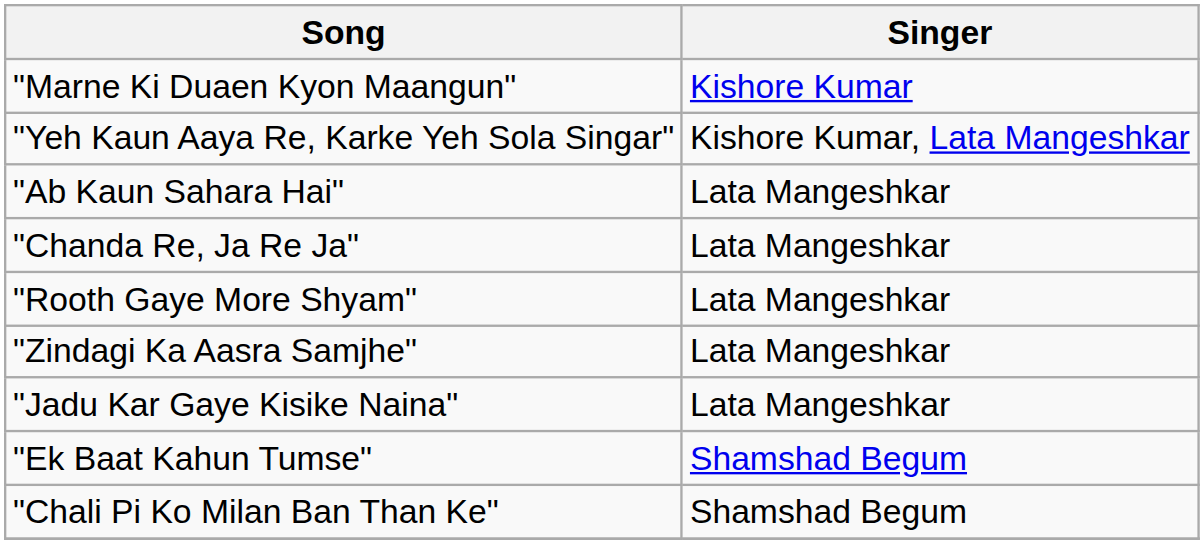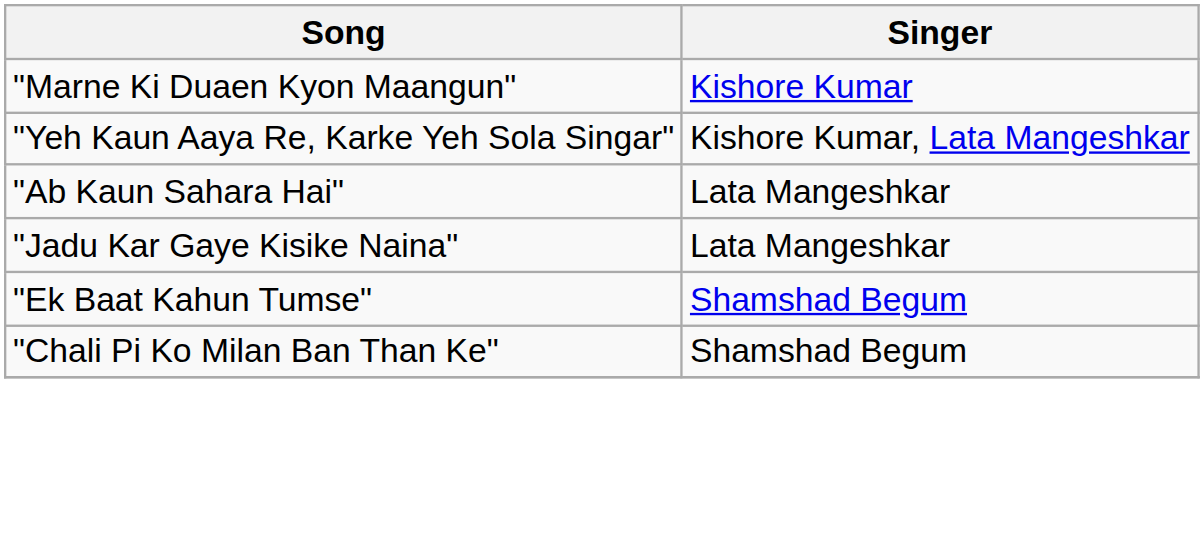- row: (186, 245)
- row: (215, 298)
- row: (215, 352)
